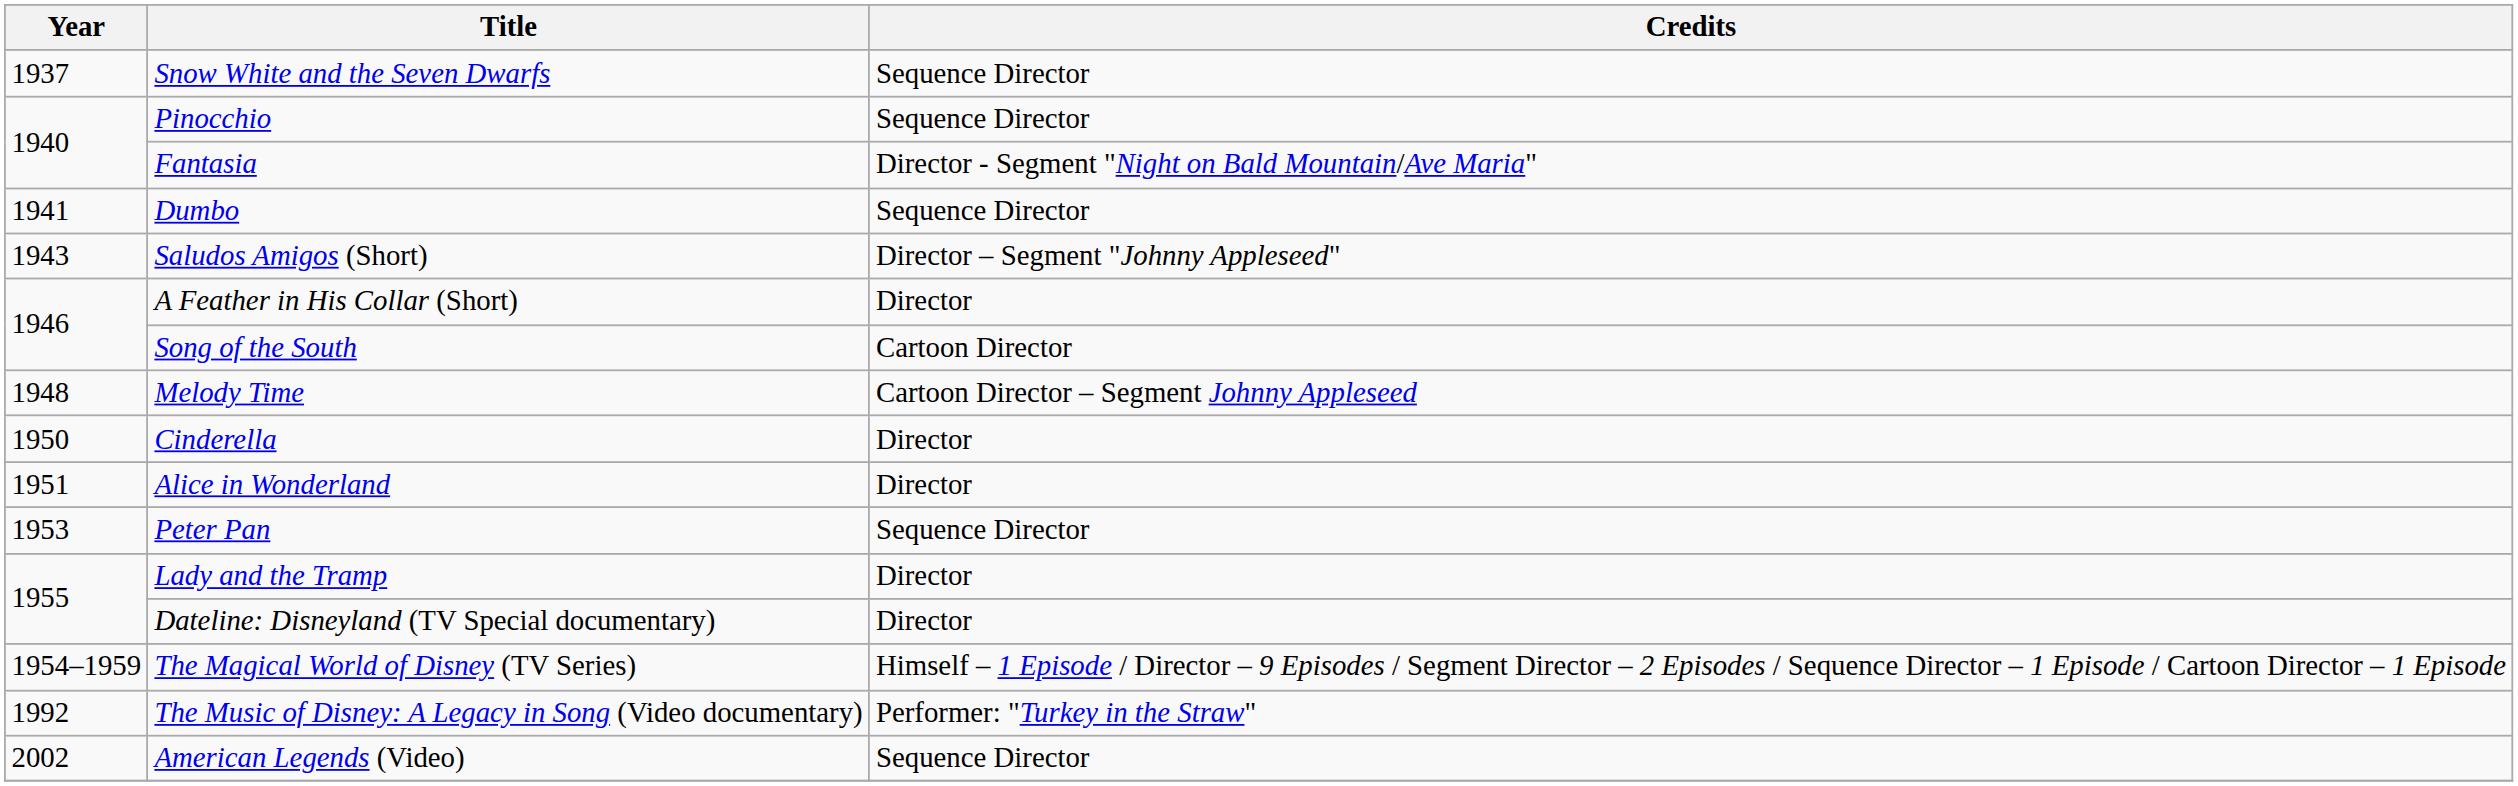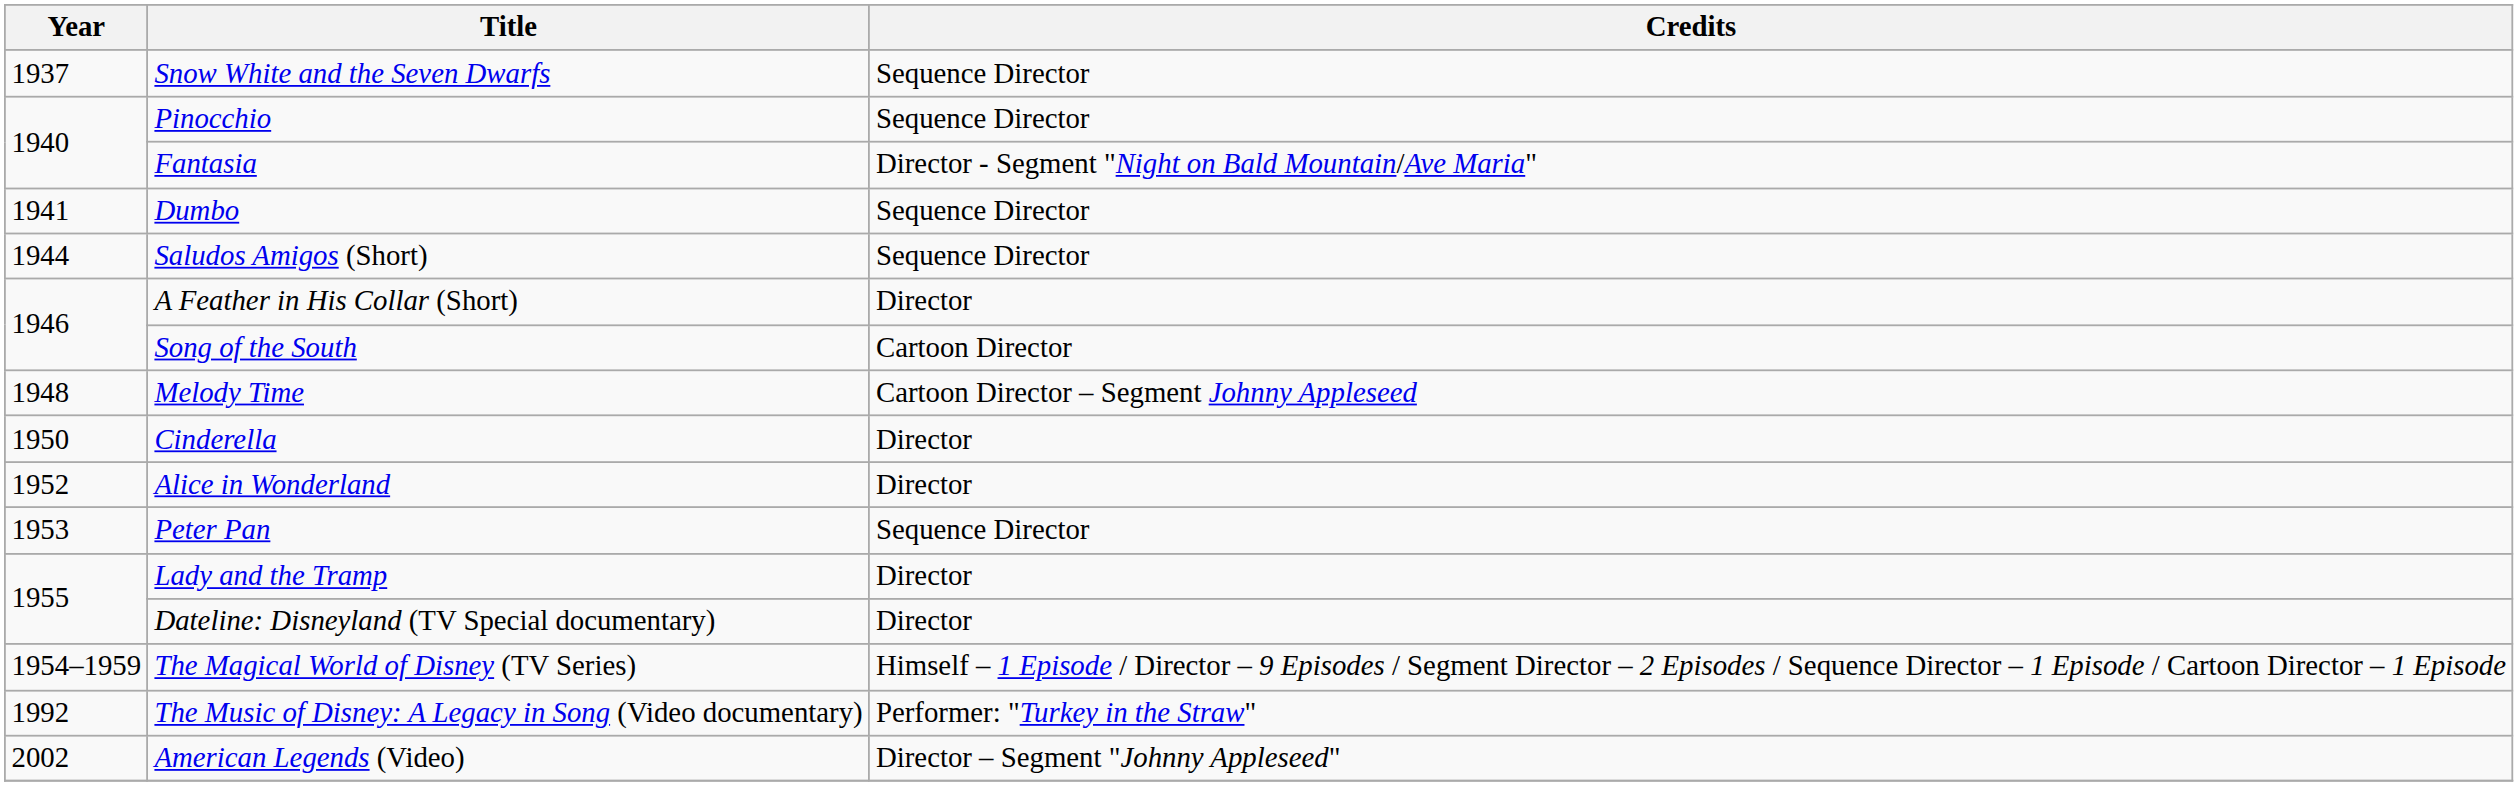(40, 255) 1943 -> (40, 255) 1944
(1108, 255) Director – Segment "Johnny Appleseed" -> (983, 255) Sequence Director
(40, 484) 1951 -> (40, 484) 1952
(983, 758) Sequence Director -> (1108, 758) Director – Segment "Johnny Appleseed"
